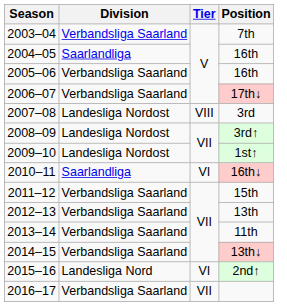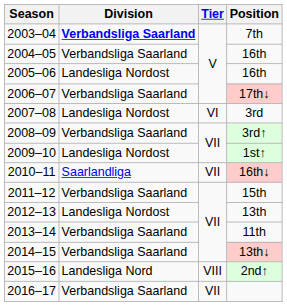(124, 34) normal -> (129, 34) bold
(96, 53) Saarlandliga -> (124, 53) Verbandsliga Saarland
(124, 73) Verbandsliga Saarland -> (115, 73) Landesliga Nordost
(204, 113) VIII -> (213, 113) VI
(115, 133) Landesliga Nordost -> (124, 133) Verbandsliga Saarland
(204, 172) VI -> (213, 172) VII
(124, 212) Verbandsliga Saarland -> (115, 212) Landesliga Nordost
(204, 271) VI -> (213, 271) VIII
